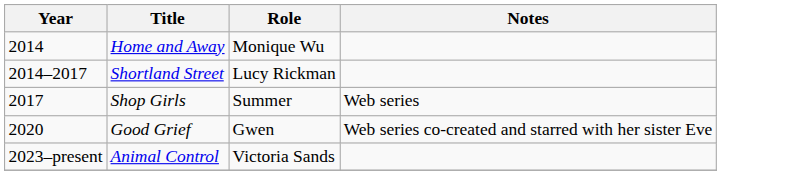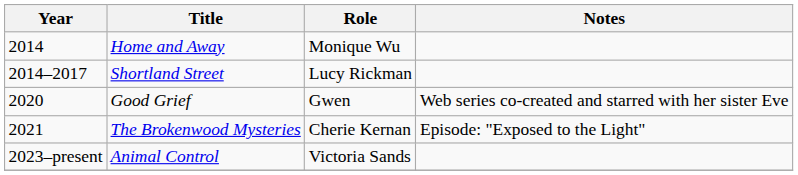- row: (148, 101)
+ row: (206, 128)
